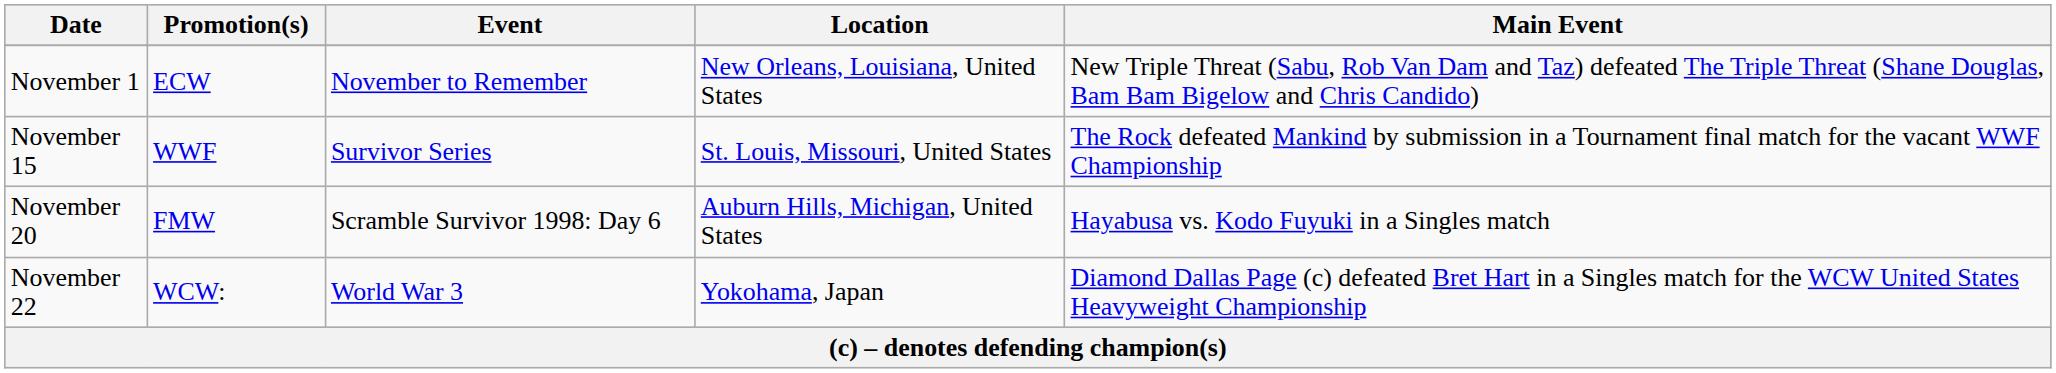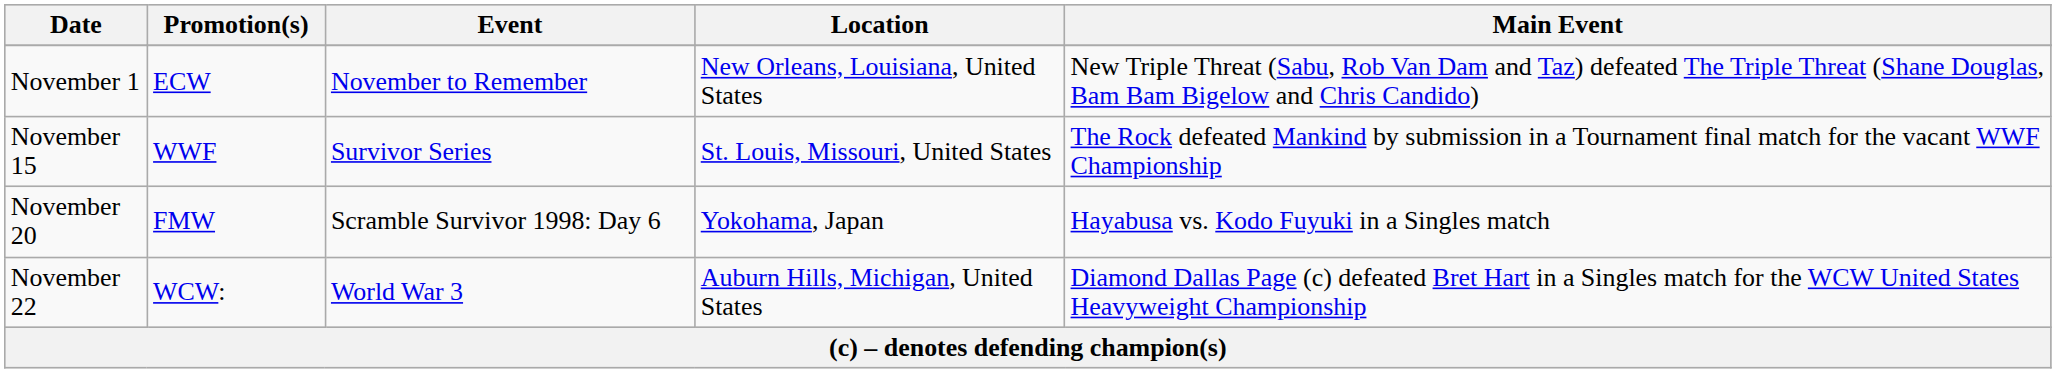(867, 221) Auburn Hills, Michigan, United States -> (792, 221) Yokohama, Japan
(792, 291) Yokohama, Japan -> (867, 291) Auburn Hills, Michigan, United States
